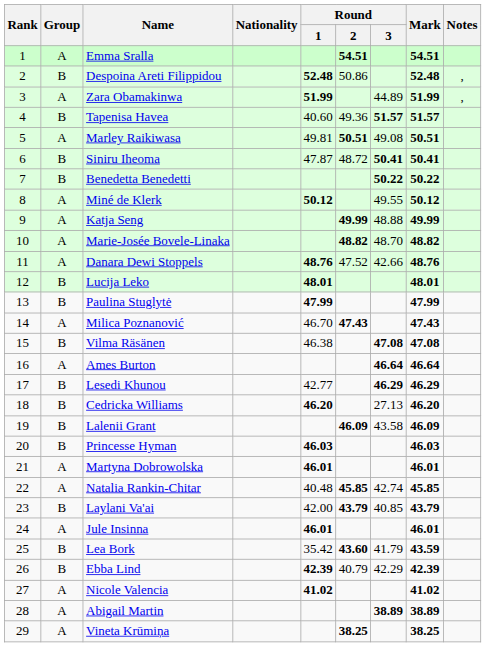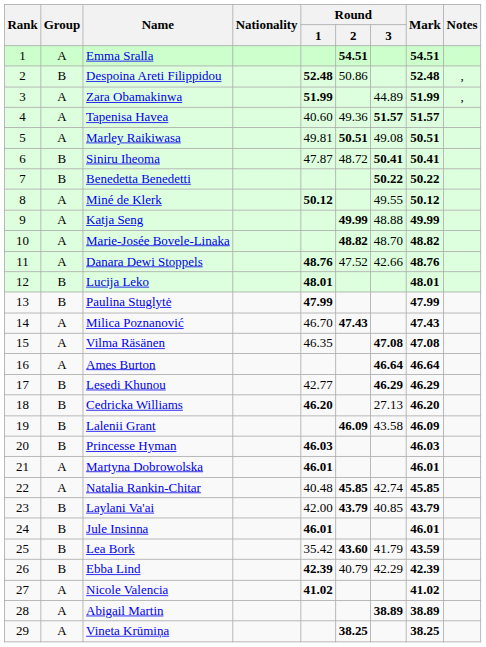(62, 117) B -> (62, 117) A
(62, 343) B -> (62, 343) A
(318, 343) 46.38 -> (318, 343) 46.35
(62, 528) A -> (62, 528) B
